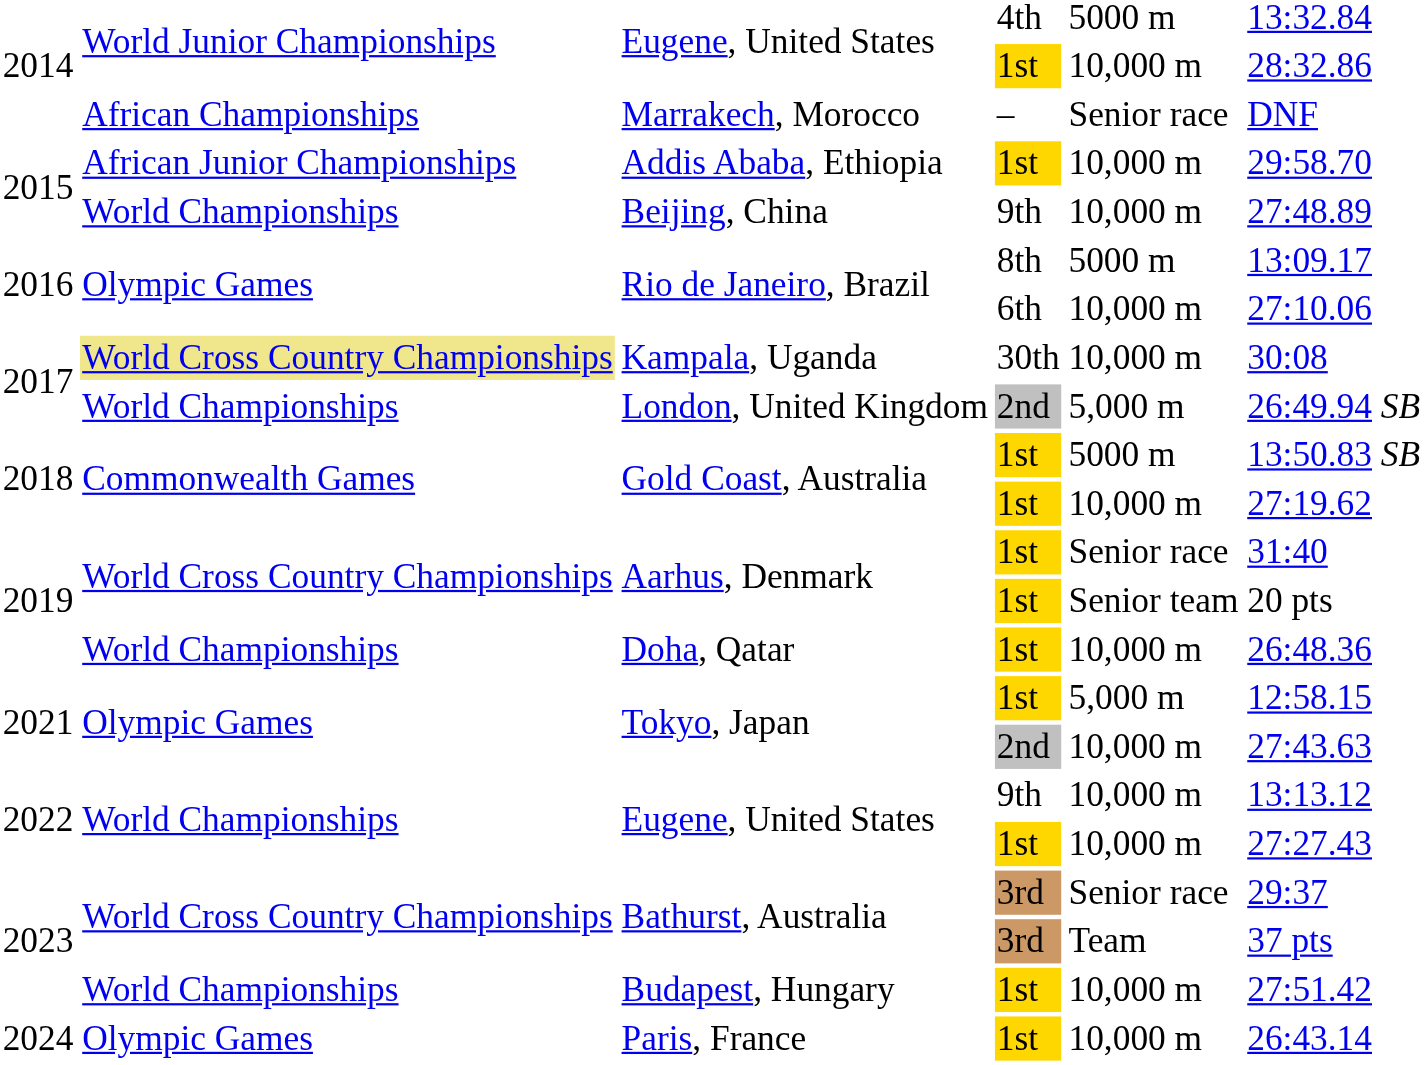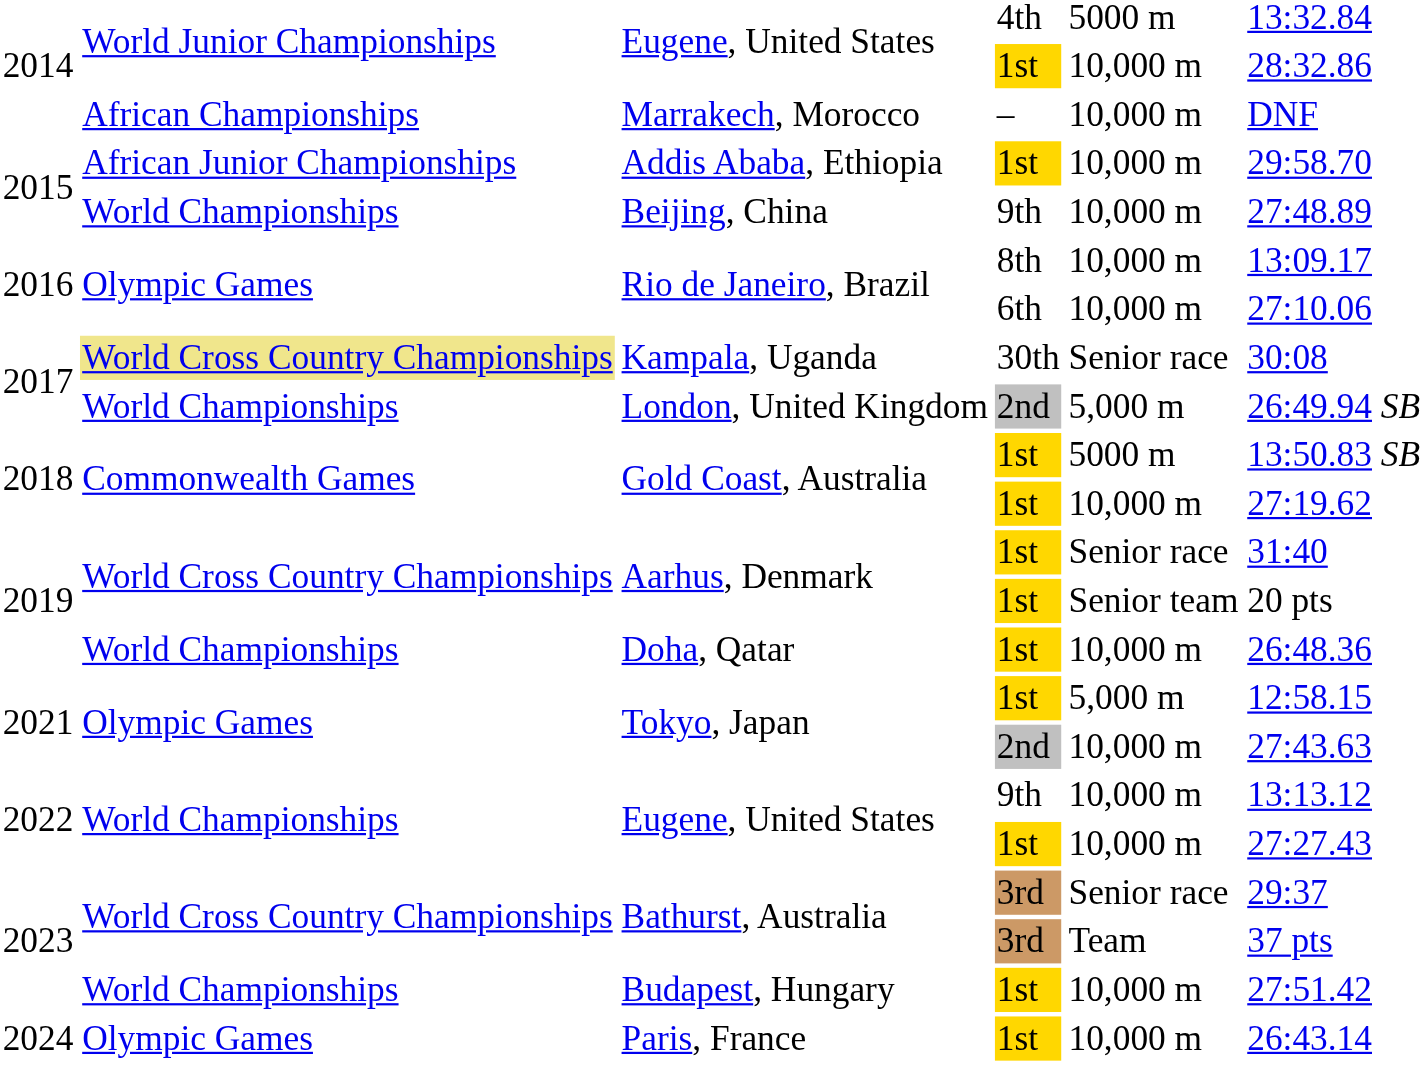(1149, 114) Senior race -> (1135, 114) 10,000 m
(1122, 260) 5000 m -> (1135, 260) 10,000 m
(1135, 357) 10,000 m -> (1149, 357) Senior race
